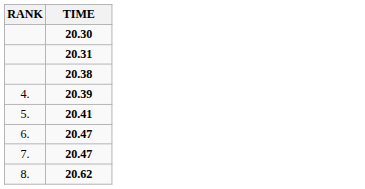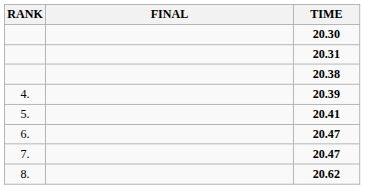+ column: (169, 14)
